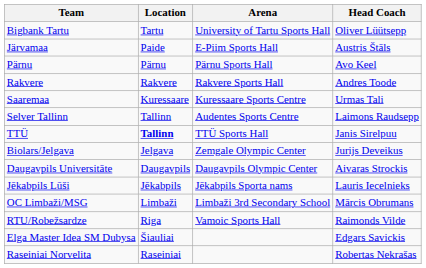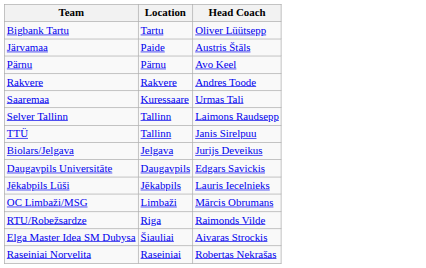- column: (263, 13)
(157, 133) bold -> (156, 133) normal
(371, 168) Aivaras Strockis -> (230, 168) Edgars Savickis
(370, 237) Edgars Savickis -> (231, 237) Aivaras Strockis
